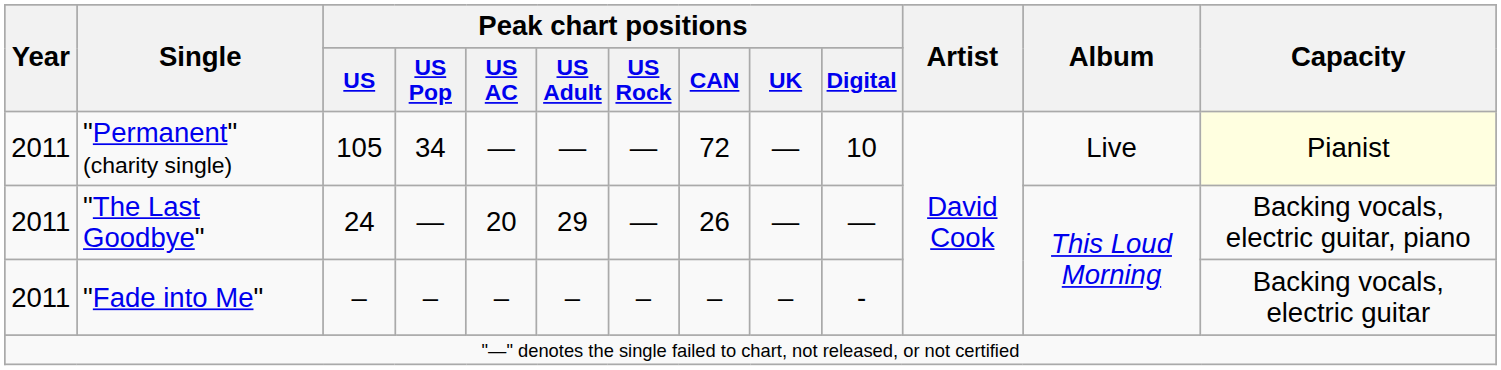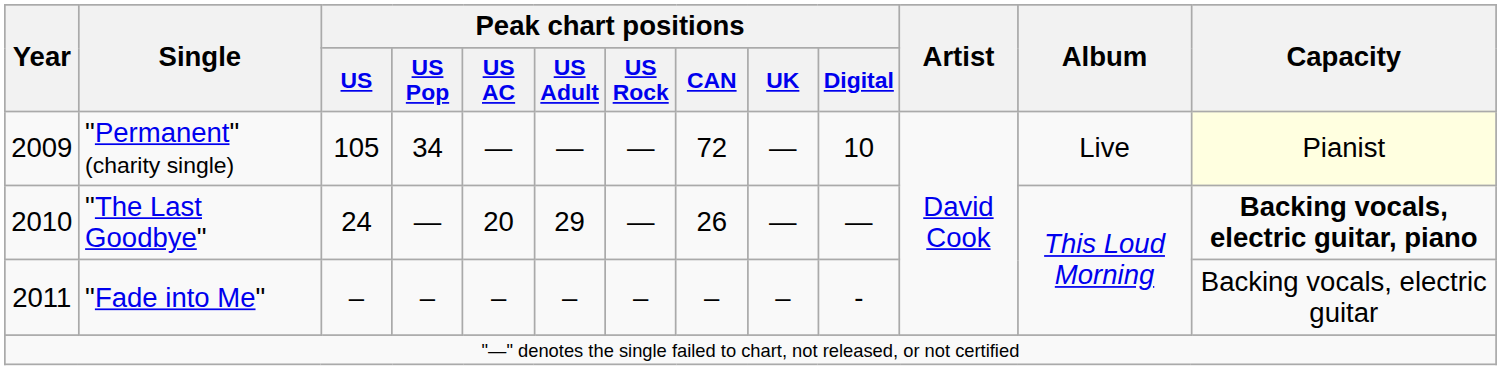(41, 147) 2011 -> (42, 147) 2009
(41, 222) 2011 -> (42, 222) 2010
(1348, 222) normal -> (1344, 222) bold
